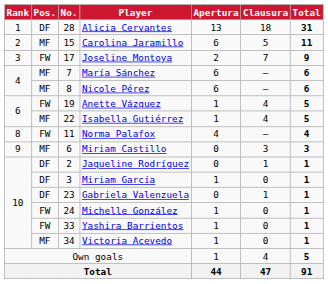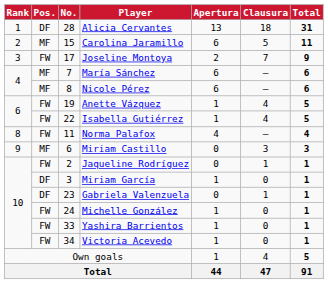(45, 119) MF -> (45, 119) FW
(45, 165) DF -> (45, 165) FW
(45, 241) MF -> (45, 241) FW
